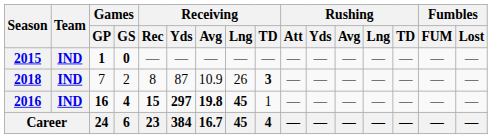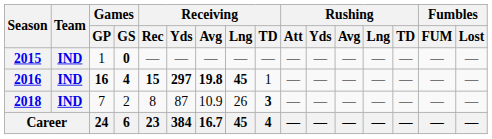(102, 58) bold -> (102, 58) normal
rows swapped: (28, 101) <-> (28, 79)
